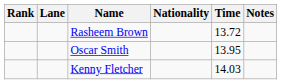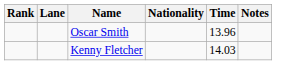- row: (109, 32)
(228, 50) 13.95 -> (222, 32) 13.96
